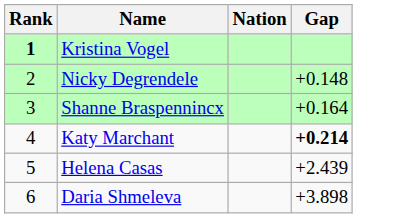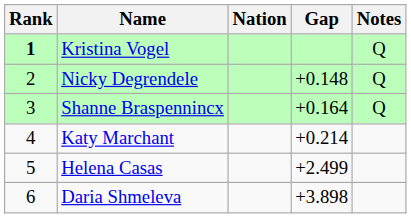+ column: (379, 19)
(322, 138) bold -> (322, 138) normal
(322, 167) +2.439 -> (322, 167) +2.499
